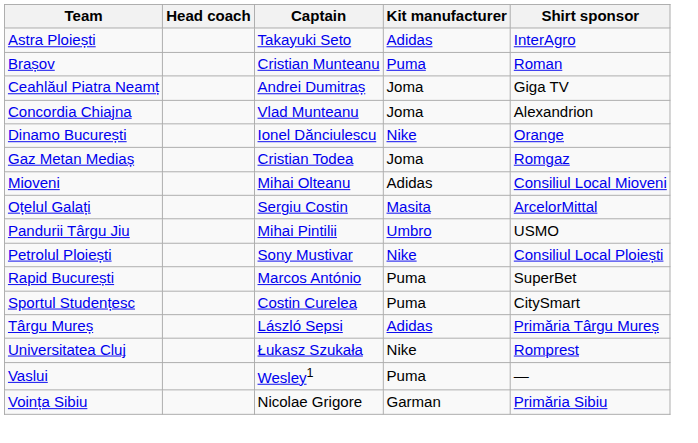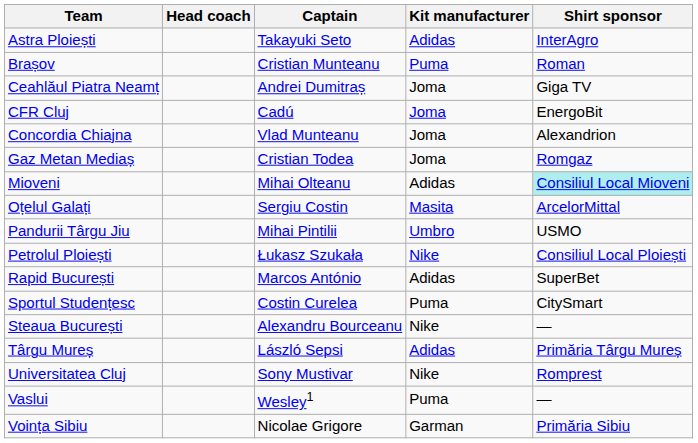+ row: (38, 111)
- row: (67, 135)
(590, 183) no background -> (613, 183) paleturquoise background
(305, 254) Sony Mustivar -> (310, 254) Łukasz Szukała
(406, 278) Puma -> (432, 278) Adidas
+ row: (65, 326)
(310, 350) Łukasz Szukała -> (305, 374) Sony Mustivar
